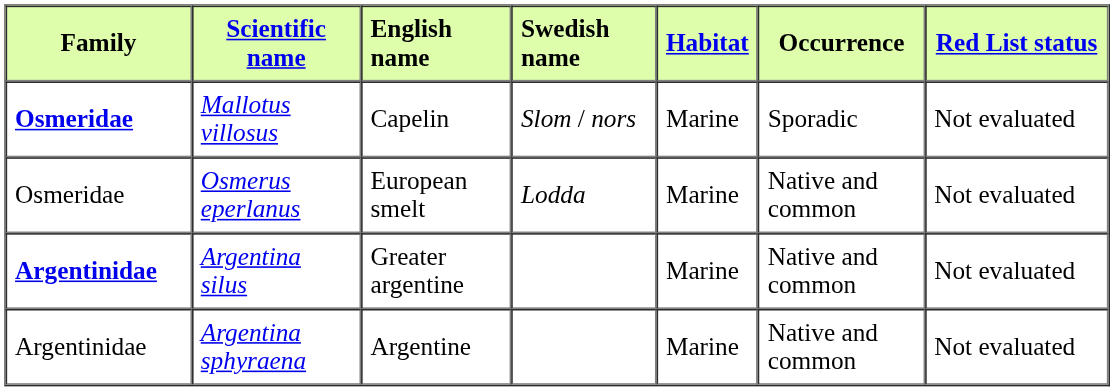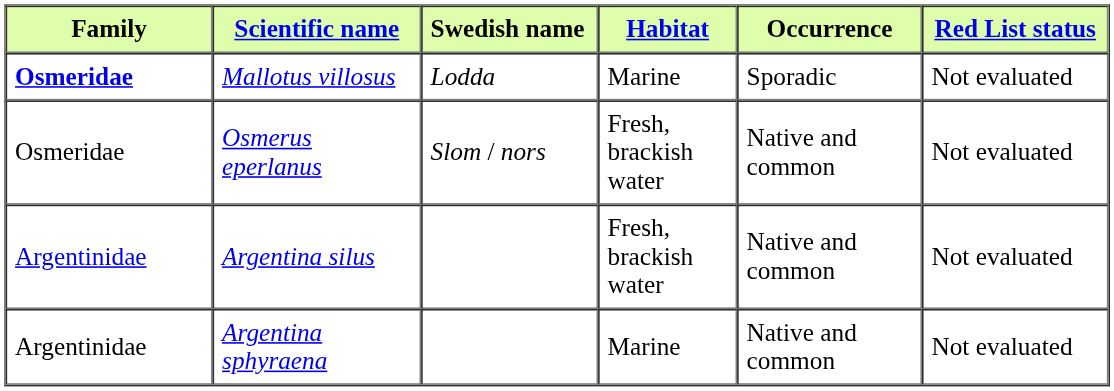- column: (411, 43)
(579, 119) Slom / nors -> (463, 76) Lodda
(553, 194) Lodda -> (488, 152) Slom / nors
(702, 194) Marine -> (650, 152) Fresh, brackish water
(86, 270) bold -> (81, 256) normal
(702, 270) Marine -> (650, 256) Fresh, brackish water
